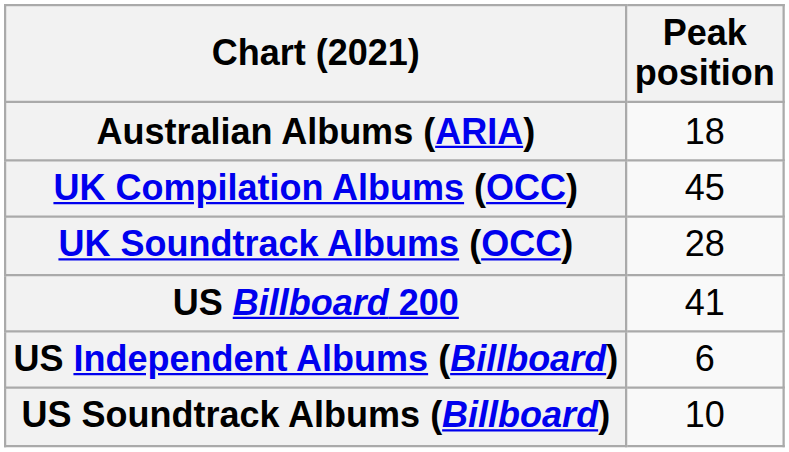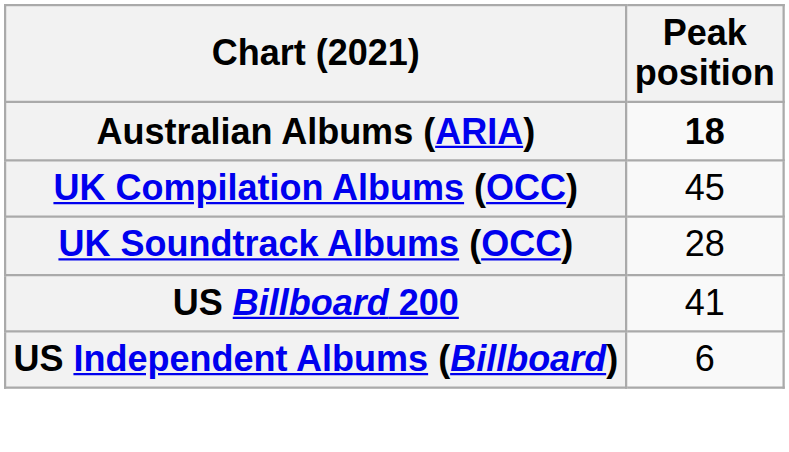(705, 130) normal -> (705, 130) bold
- row: (316, 416)
